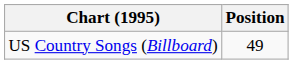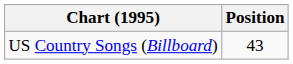(255, 45) 49 -> (255, 45) 43
